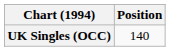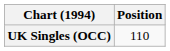(140, 35) 140 -> (140, 35) 110
